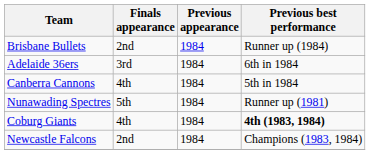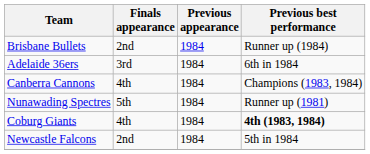(271, 83) 5th in 1984 -> (303, 83) Champions (1983, 1984)
(303, 139) Champions (1983, 1984) -> (271, 139) 5th in 1984
